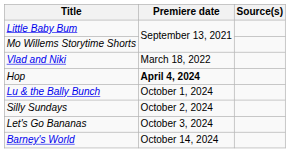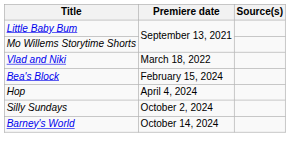+ row: (33, 76)
(170, 76) bold -> (169, 92) normal
- row: (53, 92)
- row: (47, 124)
